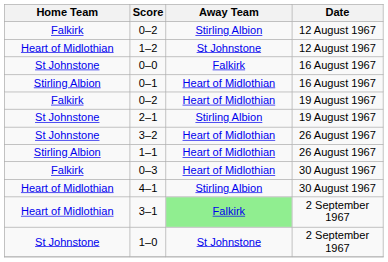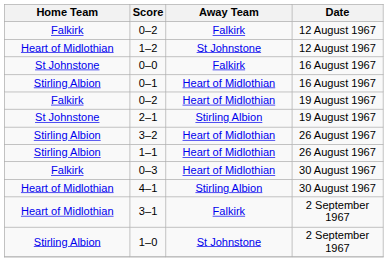(229, 30) Stirling Albion -> (229, 30) Falkirk
(67, 135) St Johnstone -> (67, 135) Stirling Albion
(229, 212) lightgreen background -> (229, 212) no background
(67, 241) St Johnstone -> (67, 241) Stirling Albion
